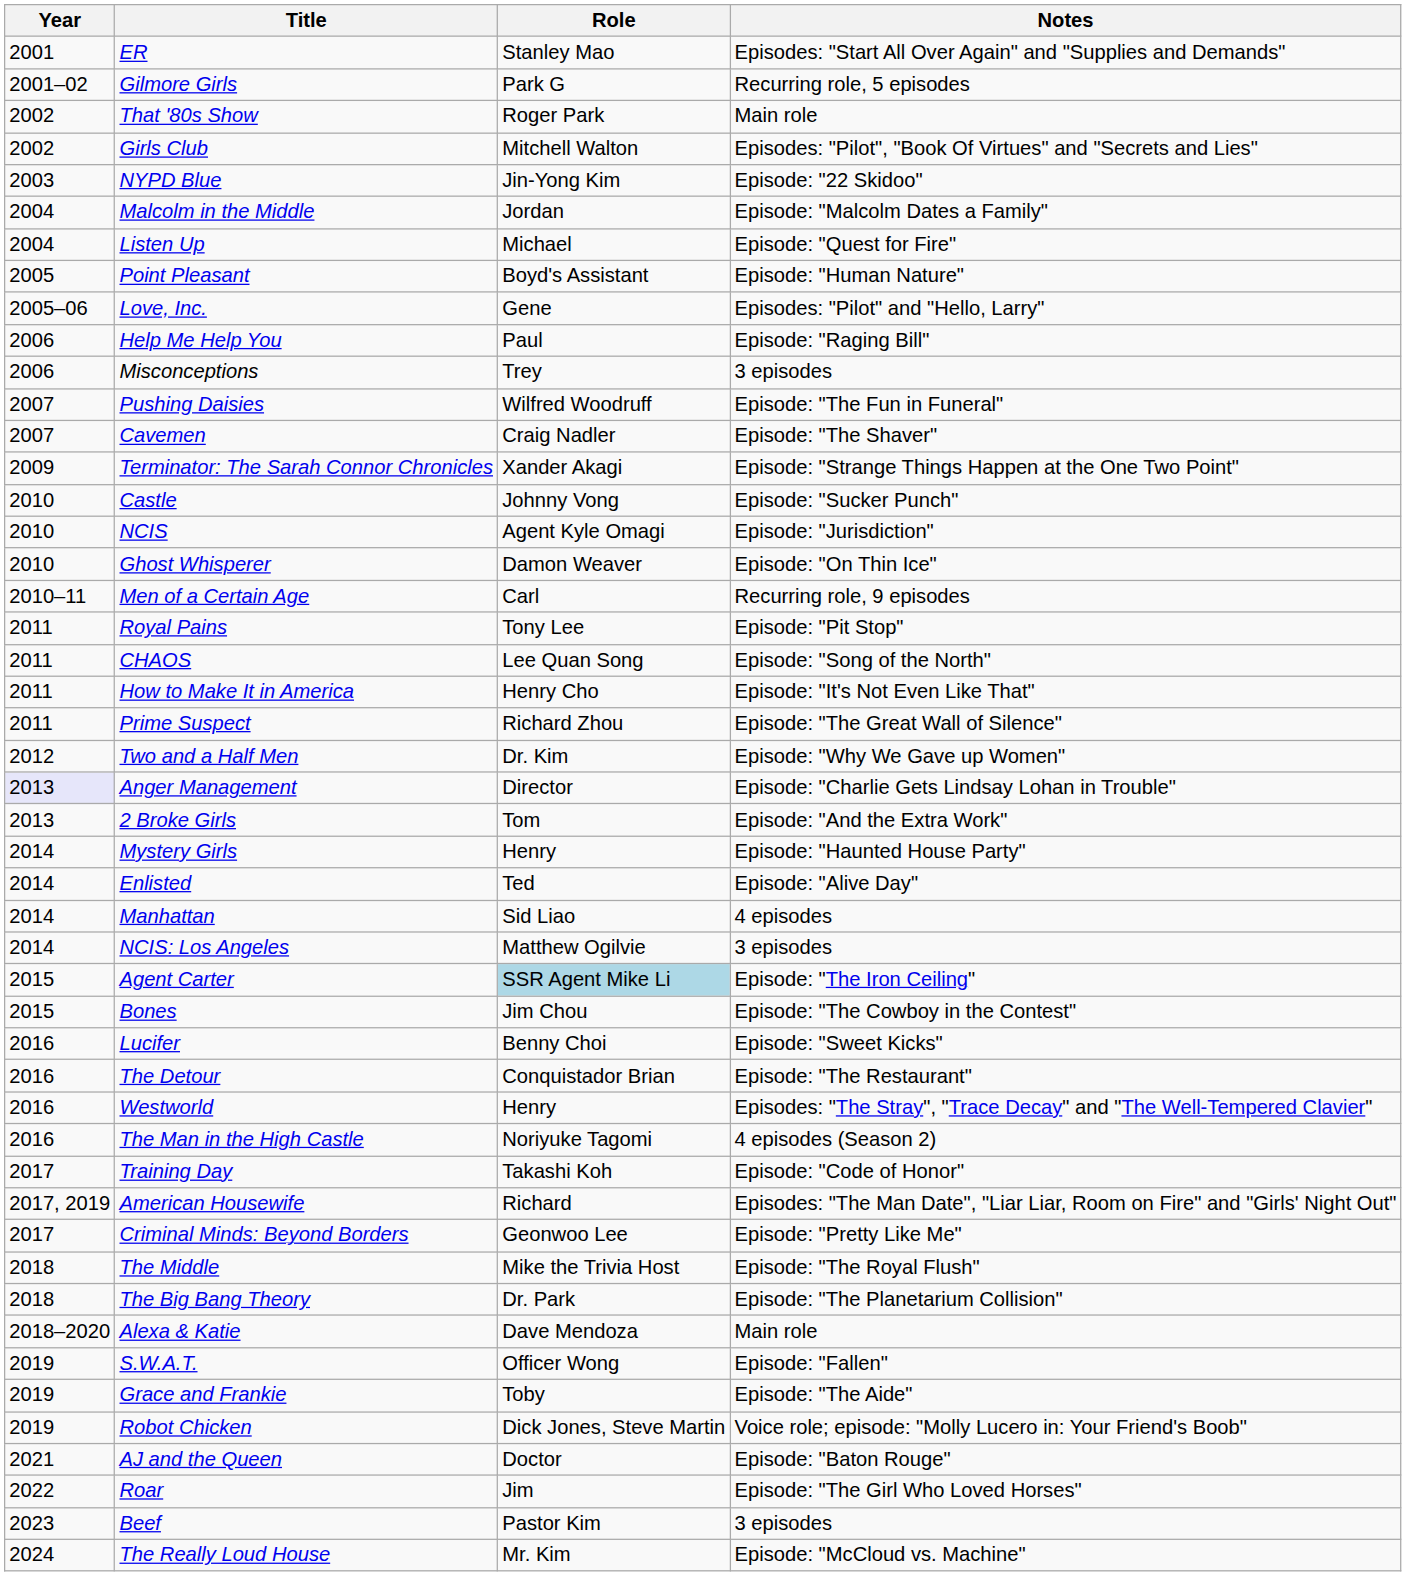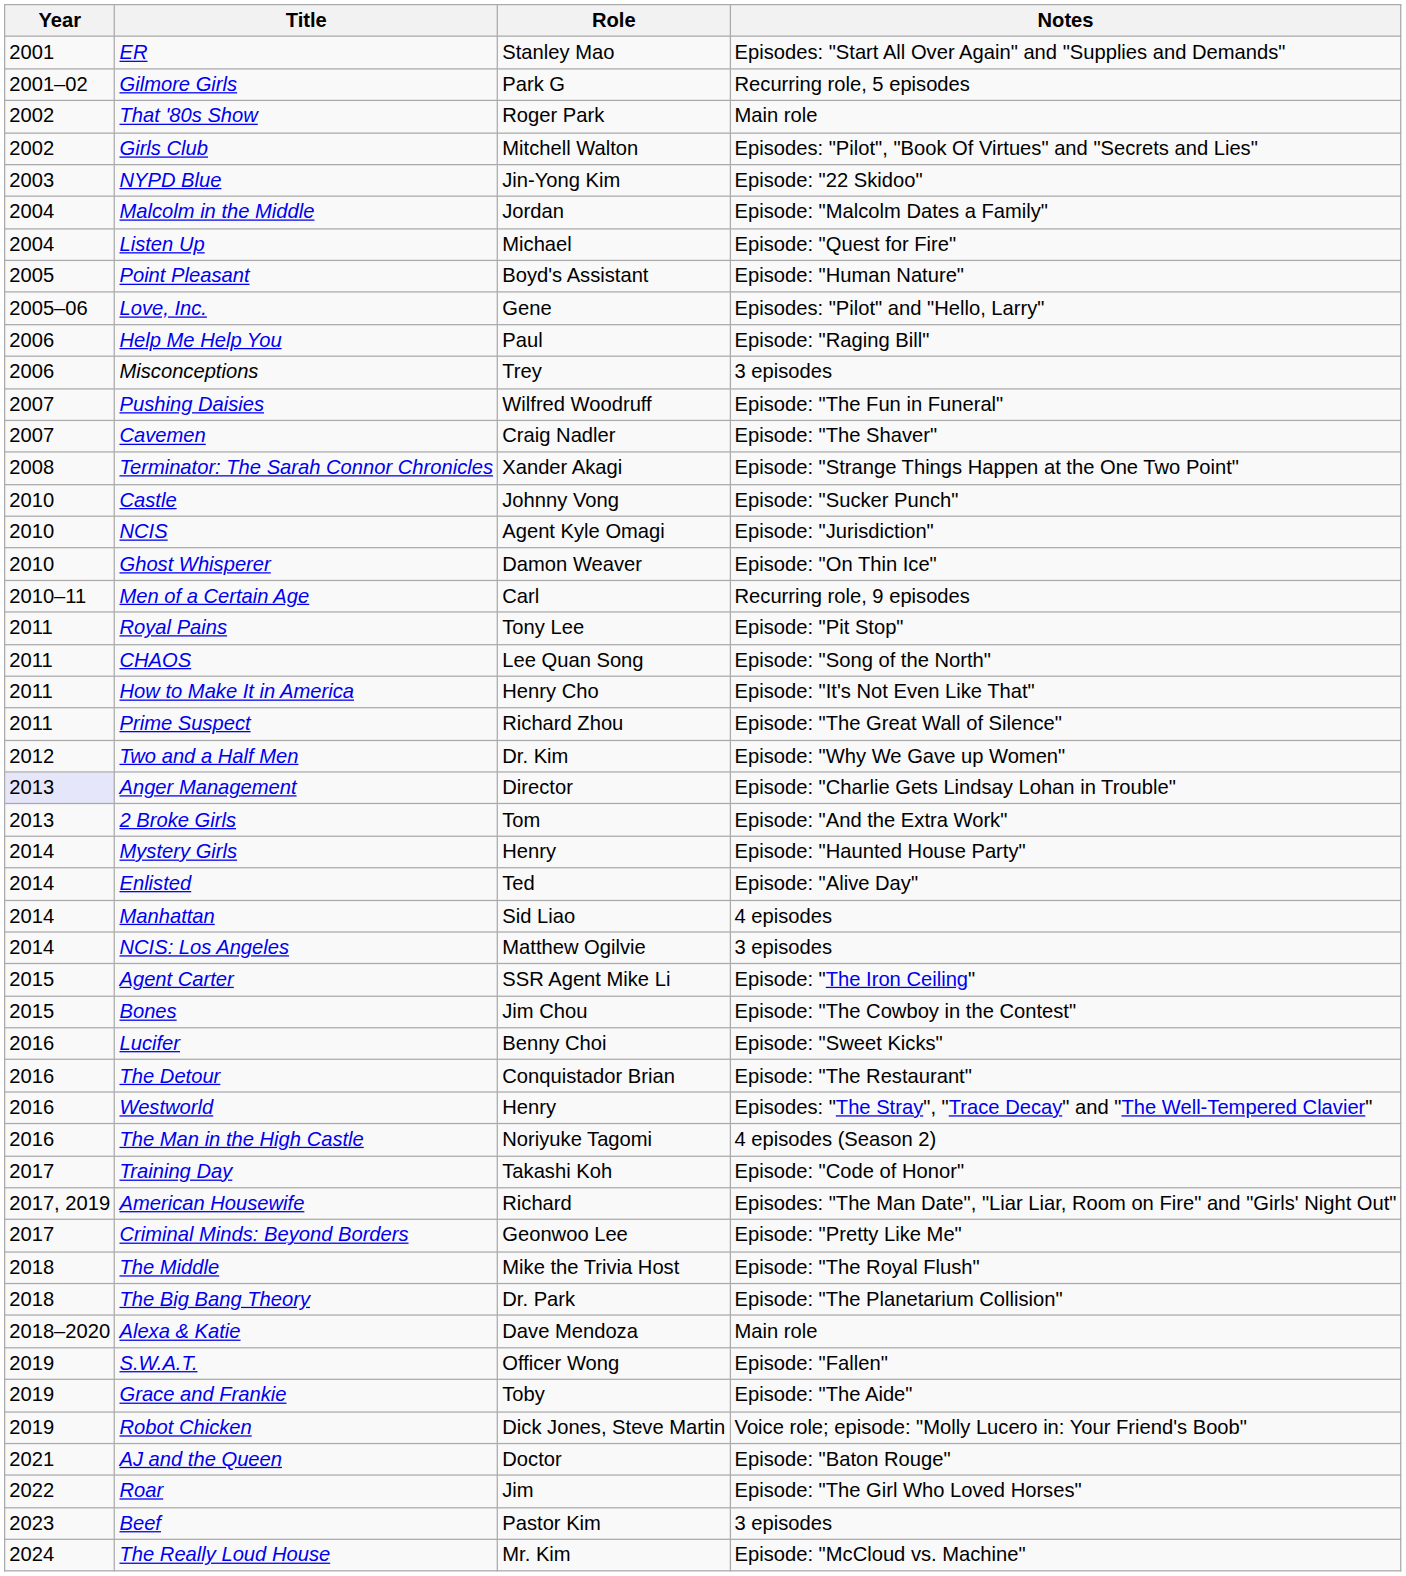(32, 468) 2009 -> (32, 468) 2008
(586, 979) lightblue background -> (586, 979) no background
